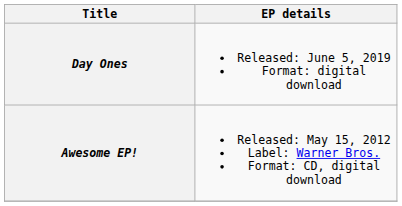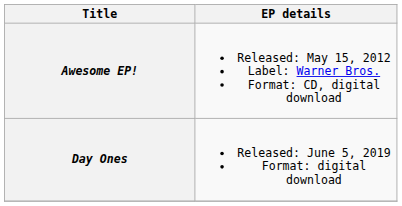rows swapped: (100, 153) <-> (100, 64)
